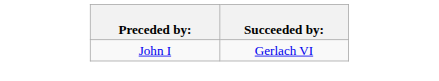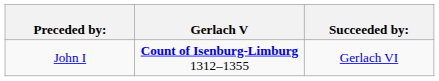+ column: (219, 29)
